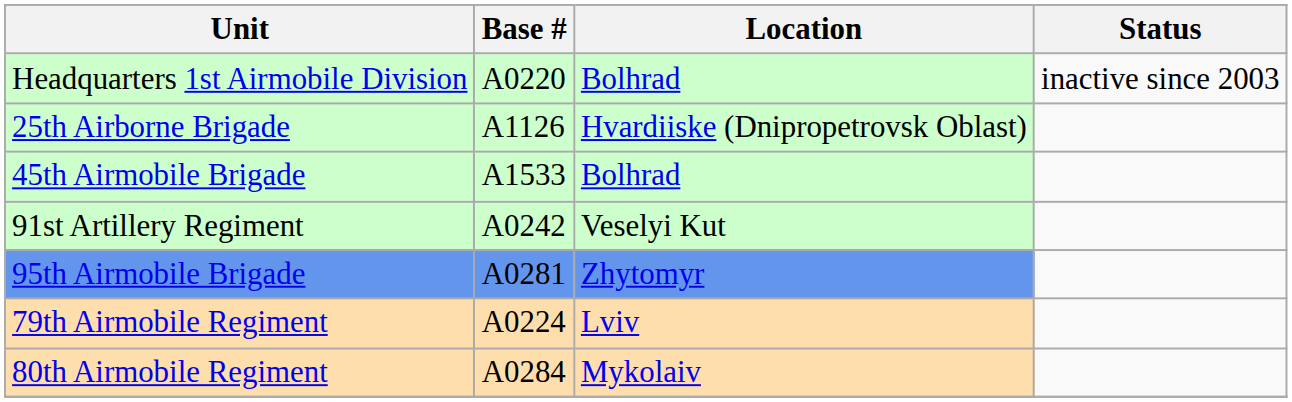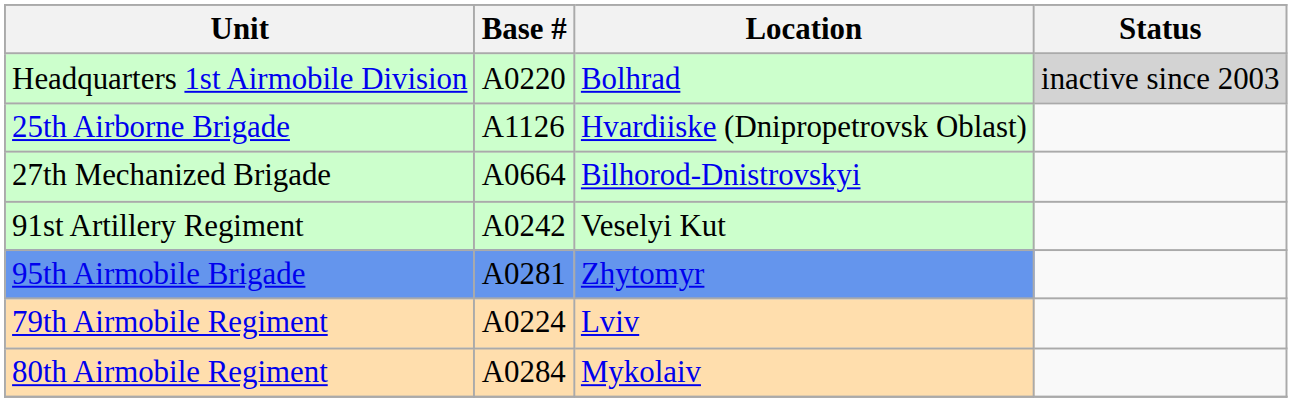(1160, 77) no background -> (1160, 77) lightgrey background
- row: (159, 175)
+ row: (172, 175)
